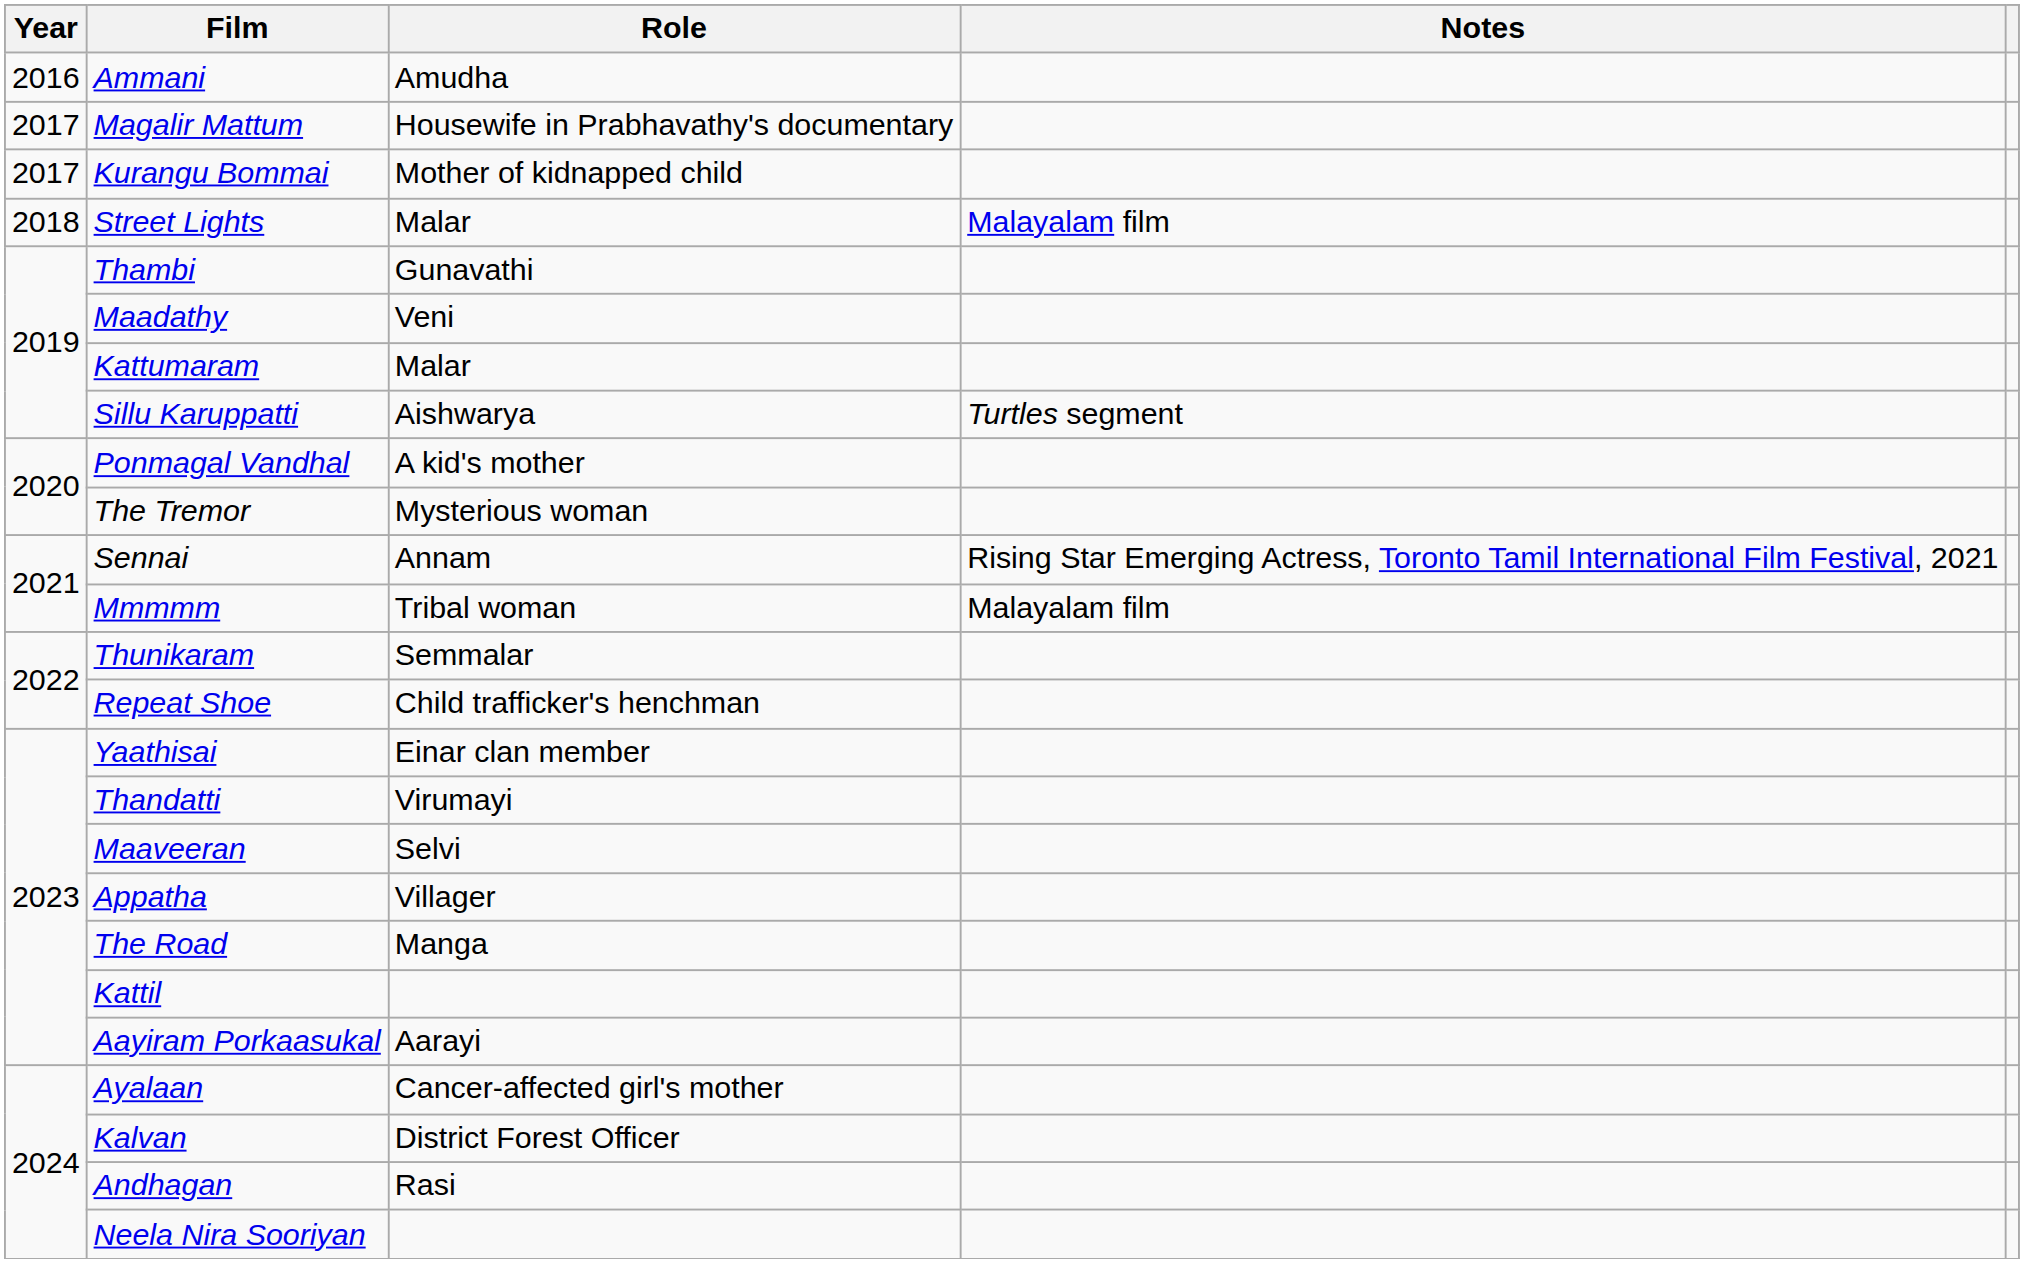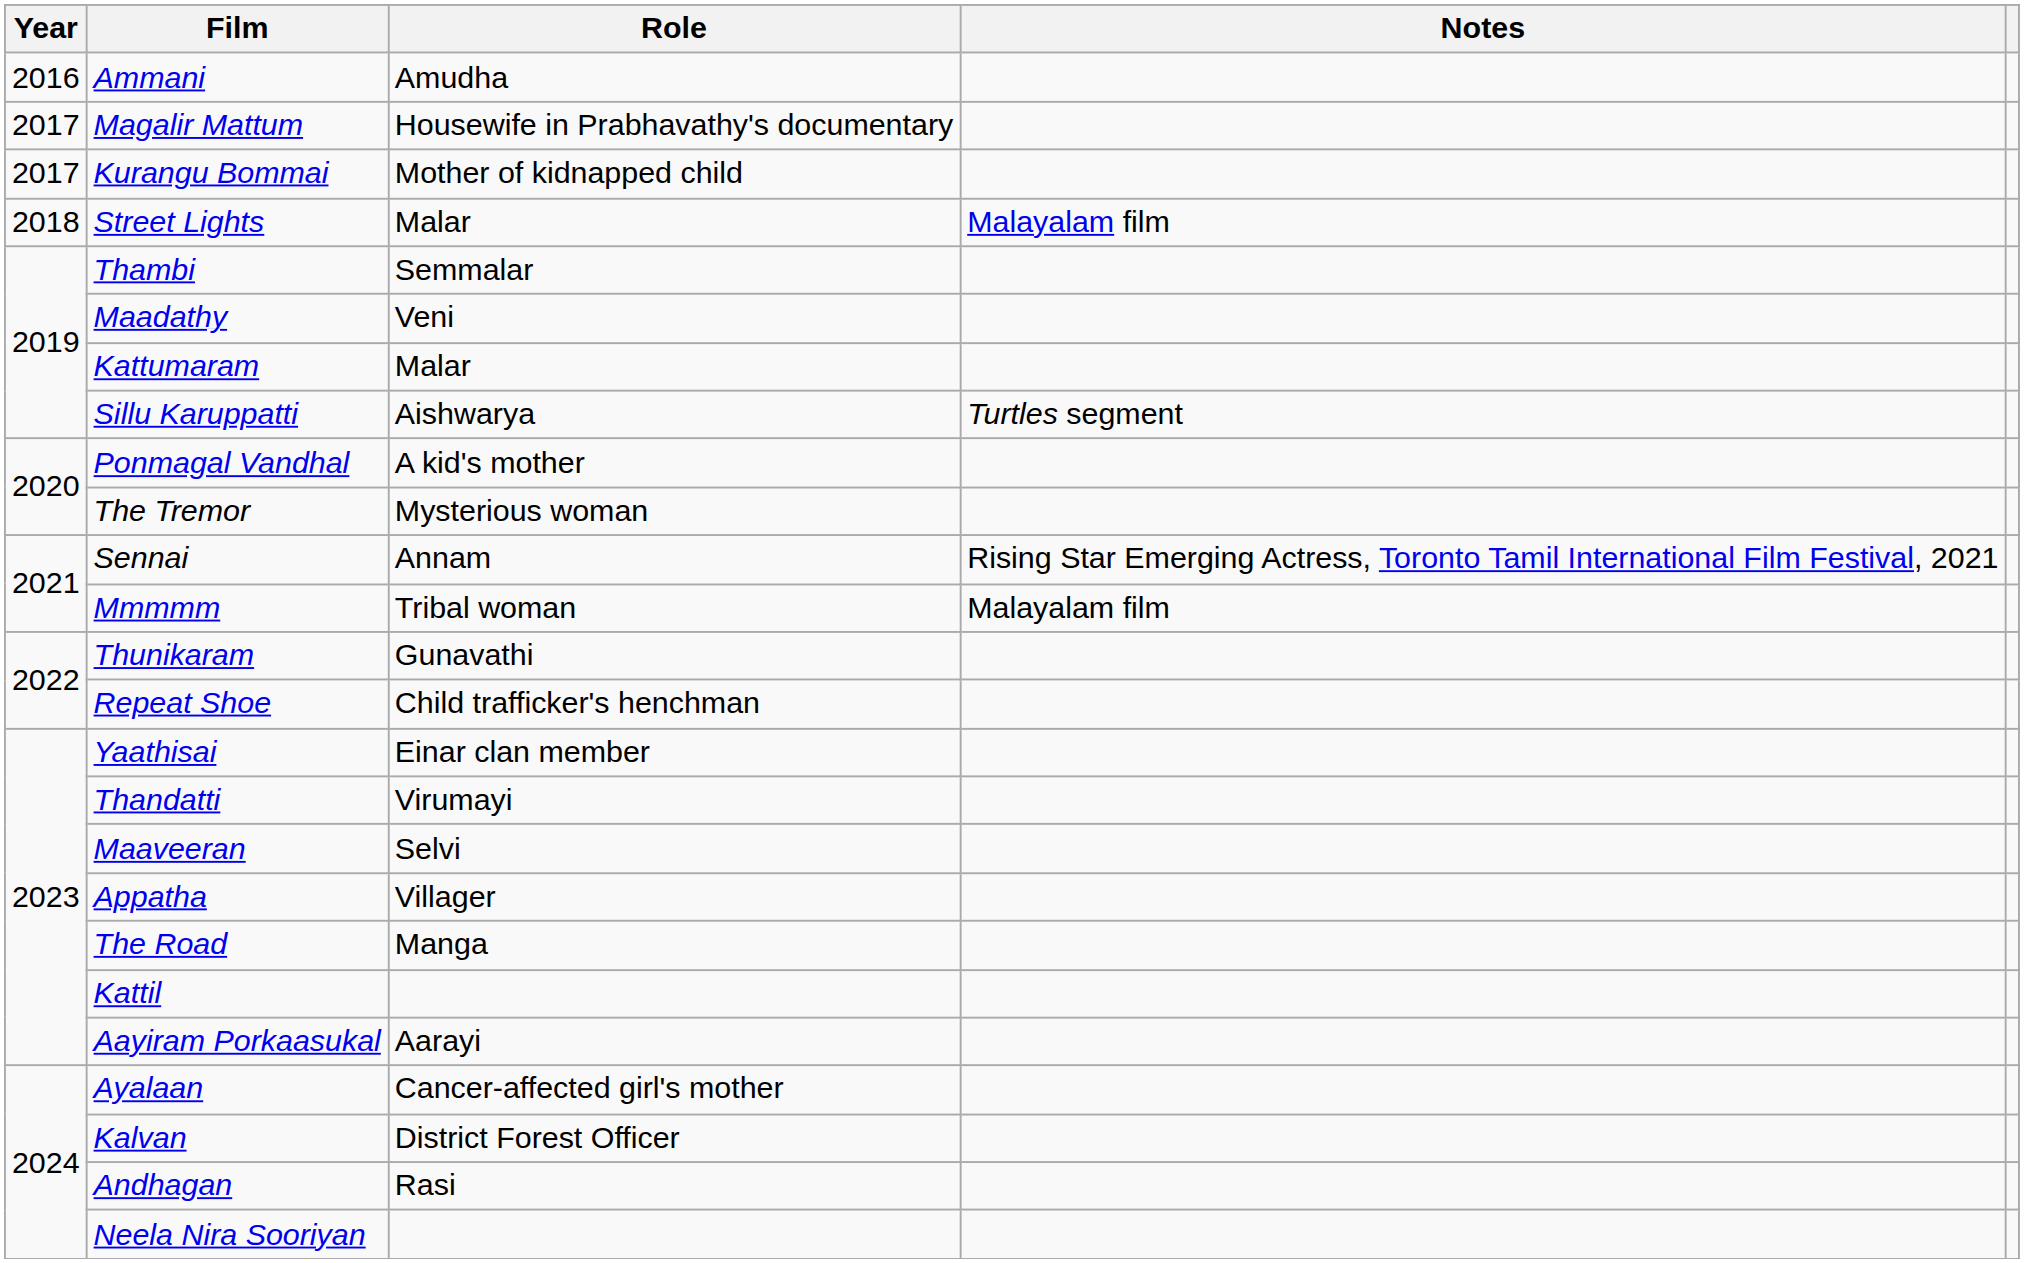(464, 269) Gunavathi -> (464, 269) Semmalar
(464, 655) Semmalar -> (464, 655) Gunavathi
